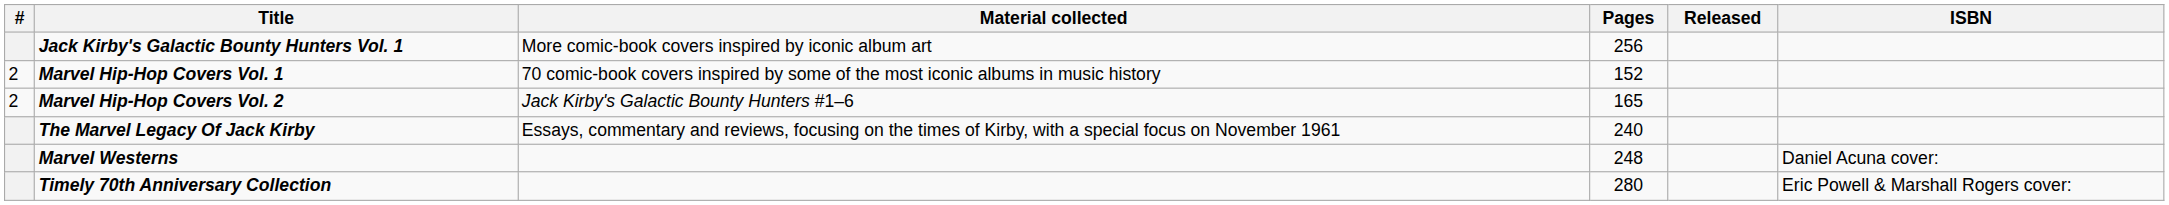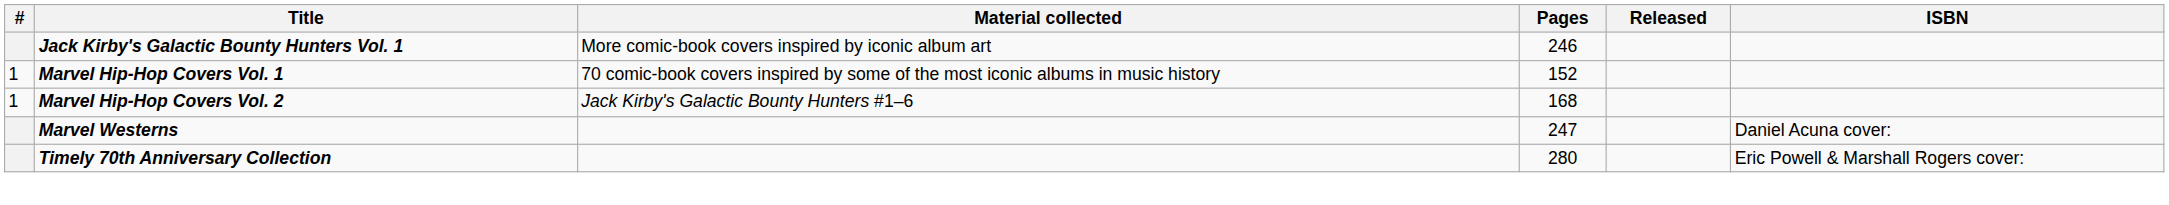(1628, 46) 256 -> (1563, 46) 246
(14, 74) 2 -> (14, 74) 1
(14, 102) 2 -> (14, 102) 1
(1628, 102) 165 -> (1563, 102) 168
- row: (177, 130)
(1628, 158) 248 -> (1563, 130) 247
